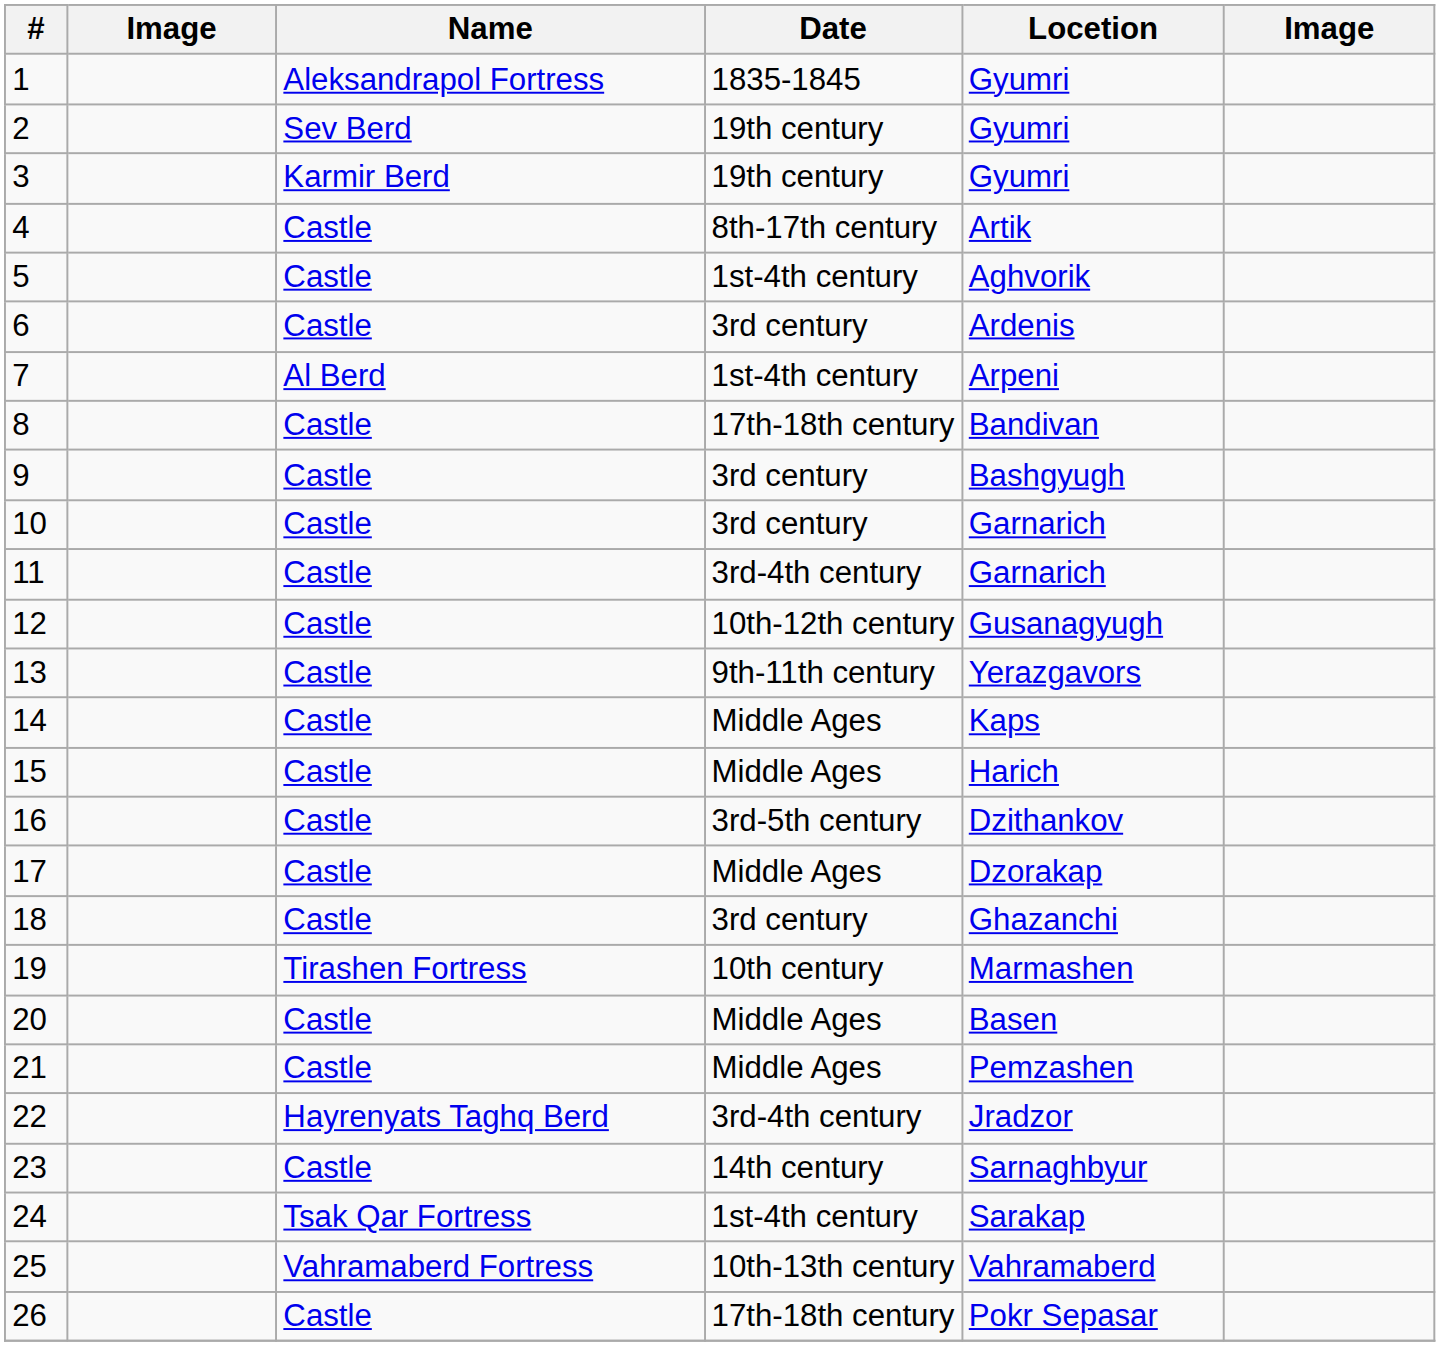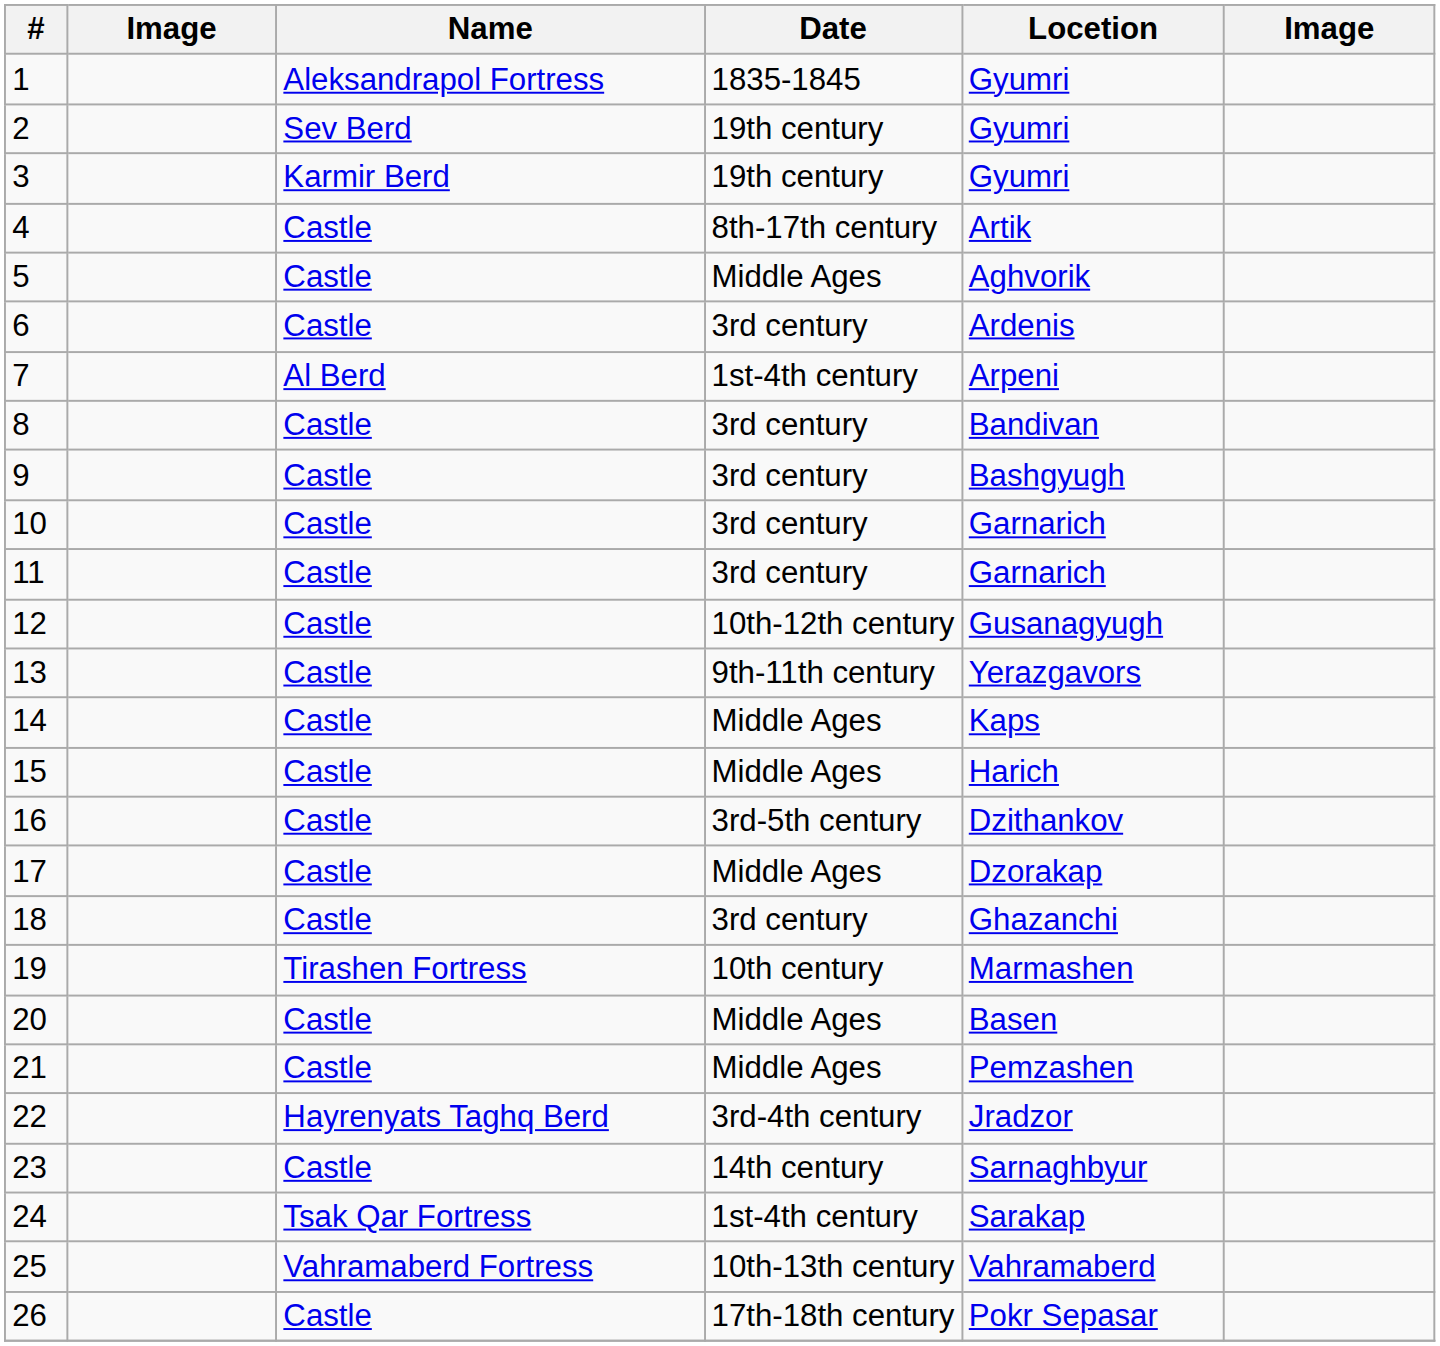(815, 276) 1st-4th century -> (797, 276) Middle Ages
(833, 425) 17th-18th century -> (790, 425) 3rd century
(816, 573) 3rd-4th century -> (790, 573) 3rd century
